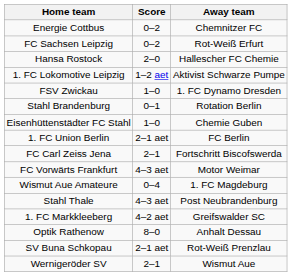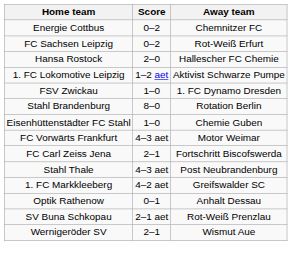(152, 106) 0–1 -> (152, 106) 8–0
- row: (69, 138)
rows swapped: (69, 169) <-> (69, 153)
- row: (69, 185)
(152, 232) 8–0 -> (152, 201) 0–1
